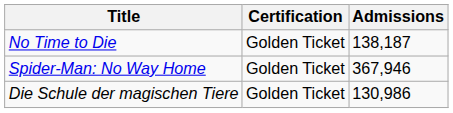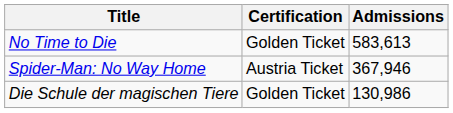(381, 42) 138,187 -> (381, 42) 583,613
(295, 68) Golden Ticket -> (295, 68) Austria Ticket
